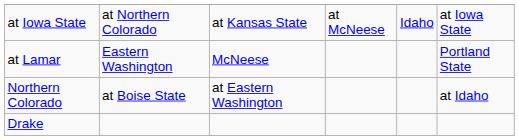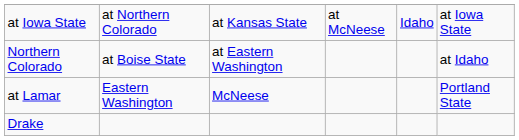rows swapped: (34, 59) <-> (35, 95)
